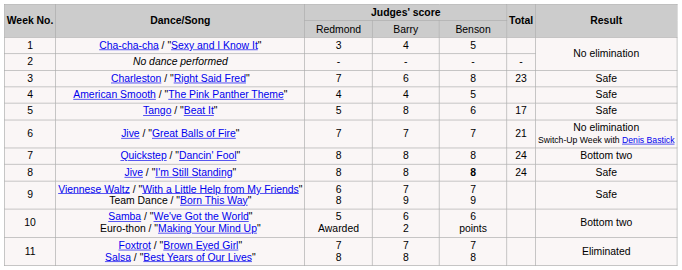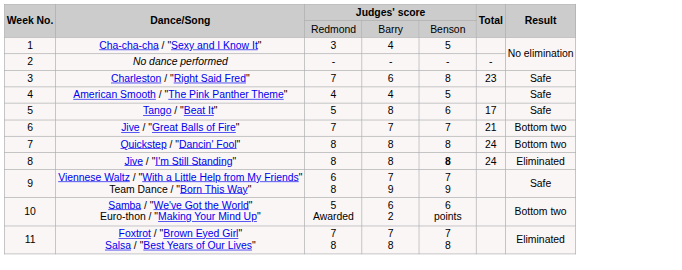(606, 134) No elimination Switch-Up Week with Denis Bastick -> (541, 128) Bottom two
(606, 172) Safe -> (541, 161) Eliminated
